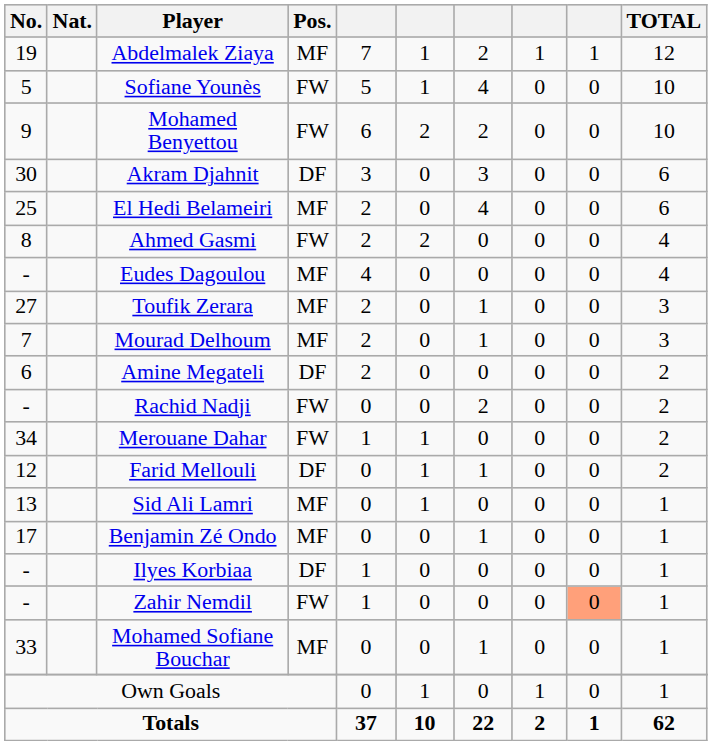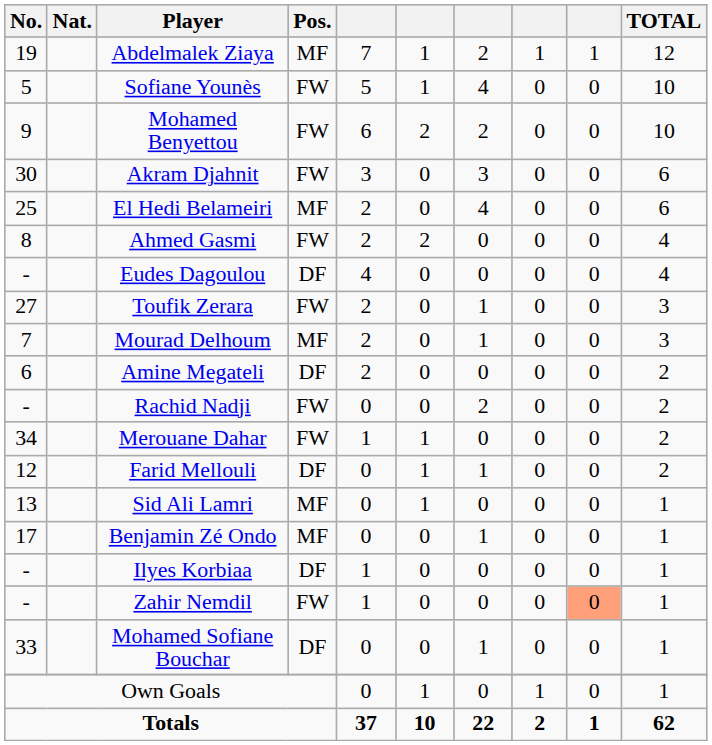(312, 174) DF -> (312, 174) FW
(312, 273) MF -> (312, 273) DF
(312, 306) MF -> (312, 306) FW
(312, 646) MF -> (312, 646) DF
